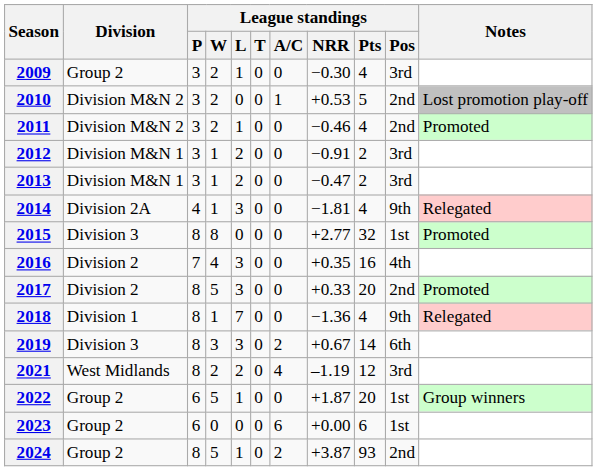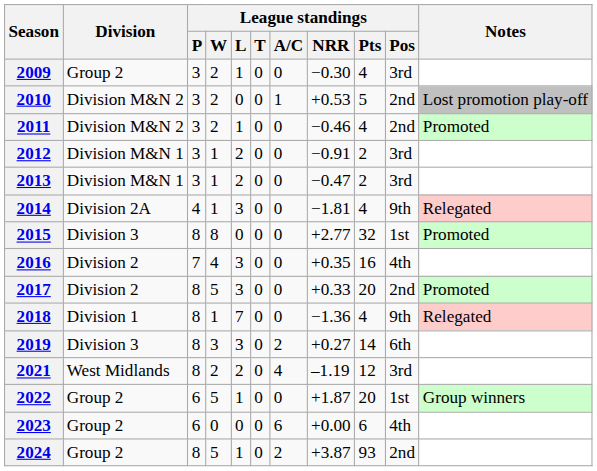(331, 343) +0.67 -> (331, 343) +0.27
(399, 425) 1st -> (400, 425) 4th
